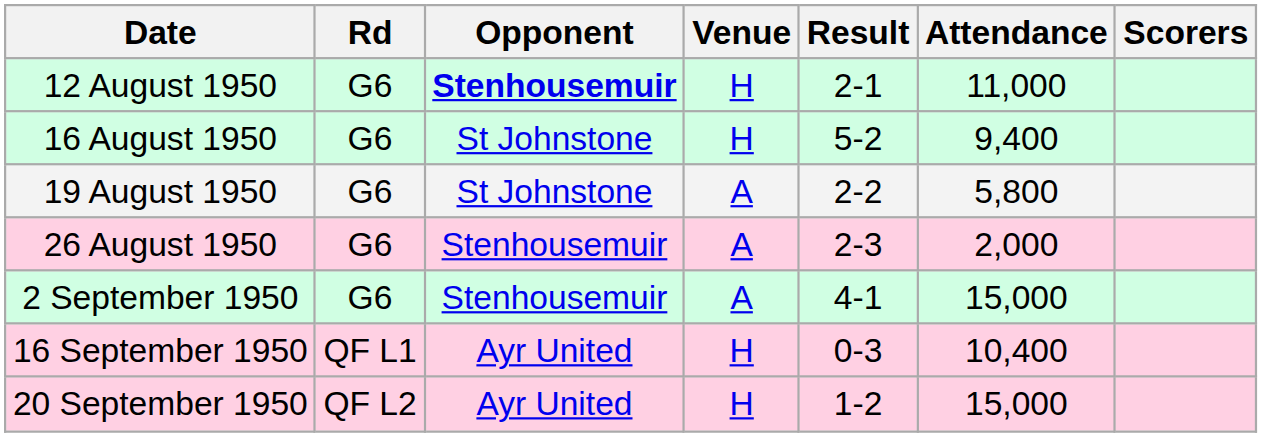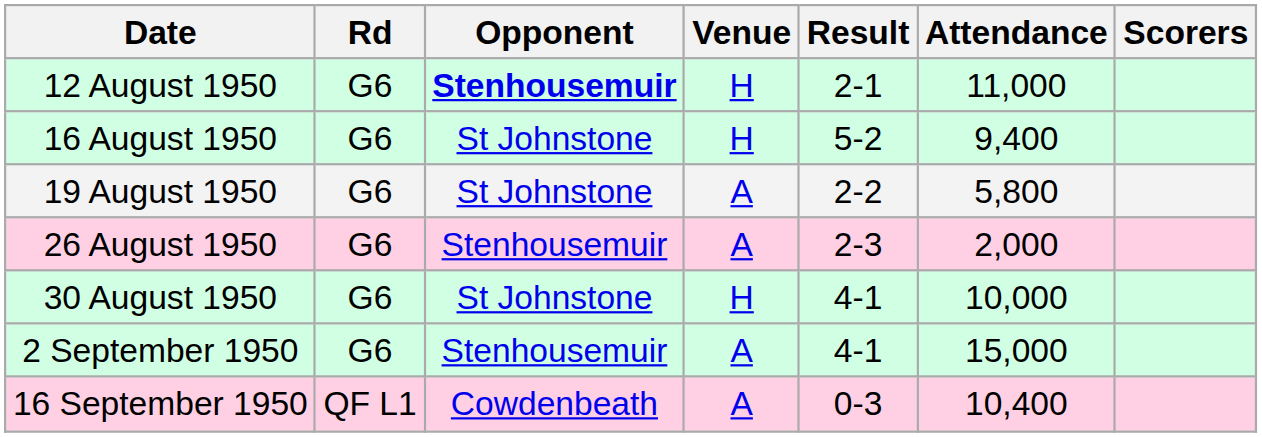+ row: (160, 298)
(554, 351) Ayr United -> (554, 404) Cowdenbeath
(742, 351) H -> (742, 404) A
- row: (160, 404)
